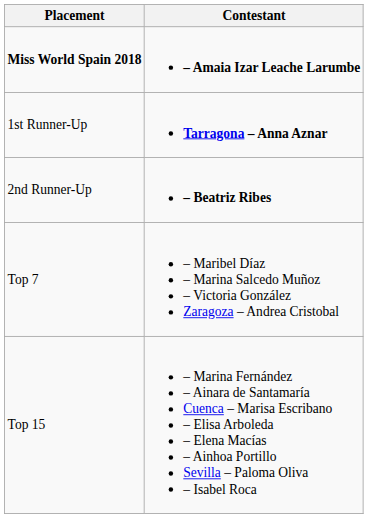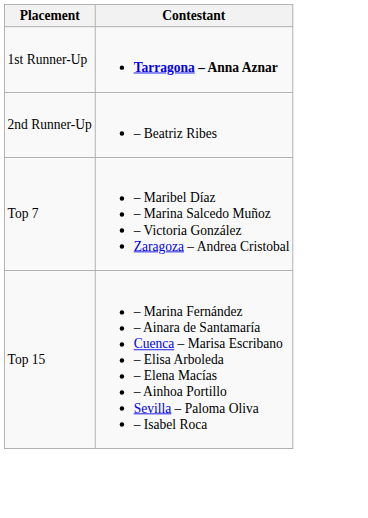- row: (75, 59)
(254, 198) bold -> (194, 133) normal
